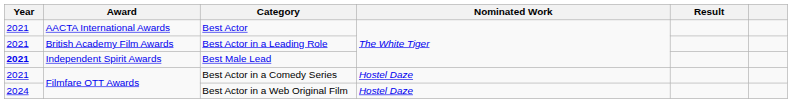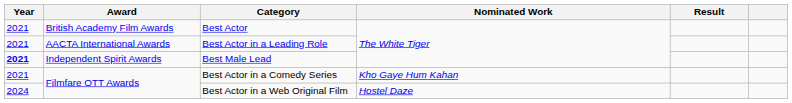(108, 28) AACTA International Awards -> (110, 28) British Academy Film Awards
(110, 43) British Academy Film Awards -> (108, 43) AACTA International Awards
(386, 75) Hostel Daze -> (409, 75) Kho Gaye Hum Kahan
